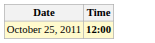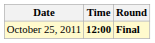+ column: (132, 13)
